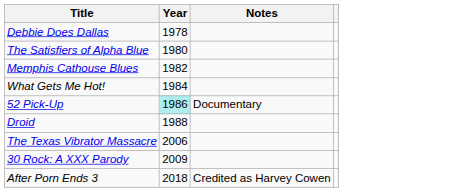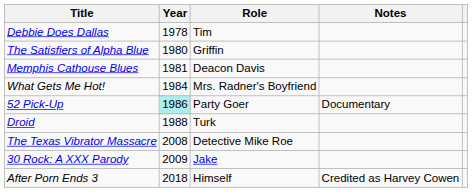+ column: (255, 13)
(175, 68) 1982 -> (175, 68) 1981
(175, 141) 2006 -> (175, 141) 2008
